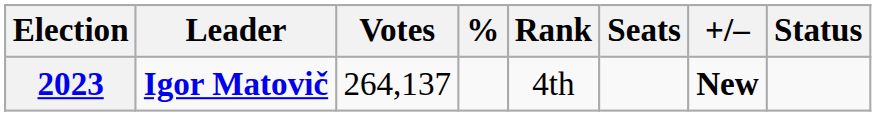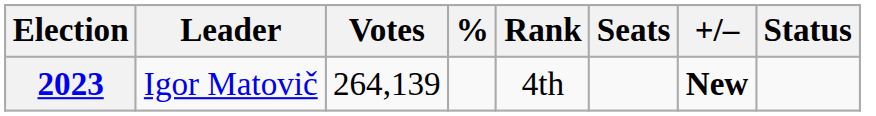(236, 83) bold -> (231, 83) normal
(397, 83) 264,137 -> (387, 83) 264,139
